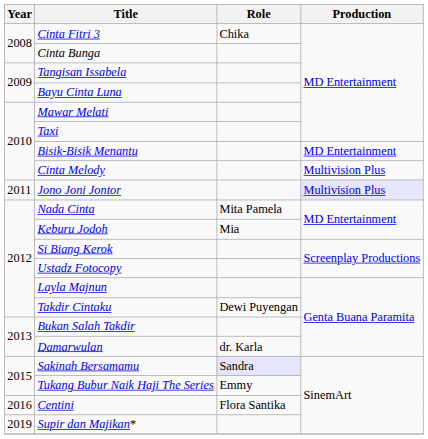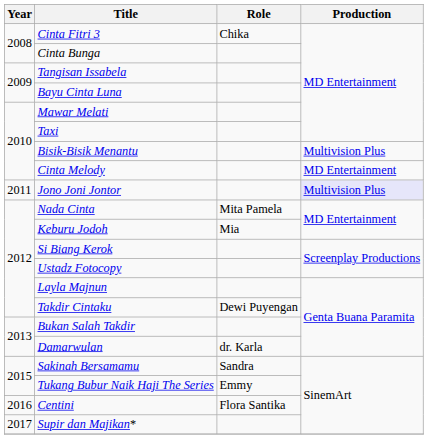(350, 151) MD Entertainment -> (344, 151) Multivision Plus
(344, 170) Multivision Plus -> (350, 170) MD Entertainment
(237, 365) lavender background -> (237, 365) no background
(20, 424) 2019 -> (20, 424) 2017
